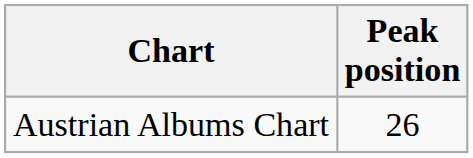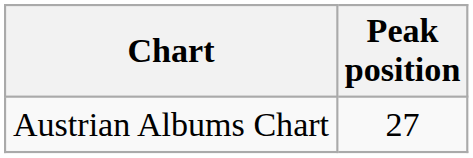(403, 123) 26 -> (403, 123) 27
